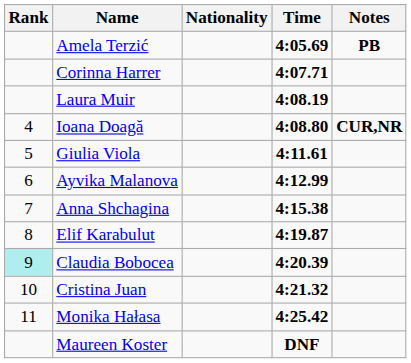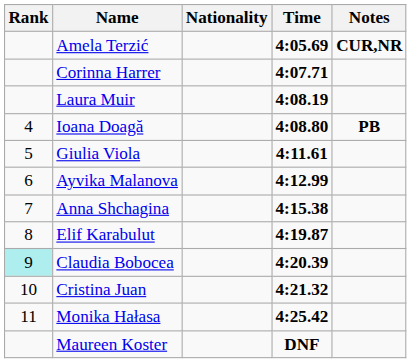(369, 45) PB -> (369, 45) CUR,NR
(369, 126) CUR,NR -> (369, 126) PB
